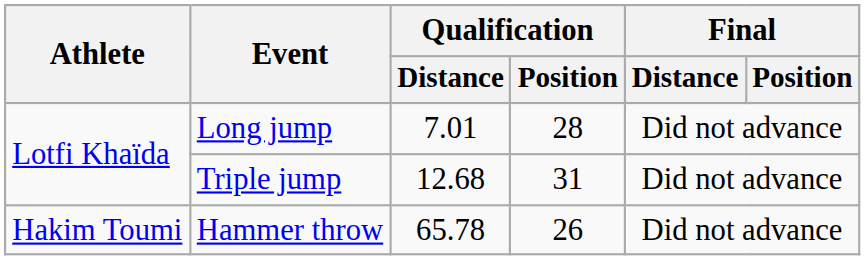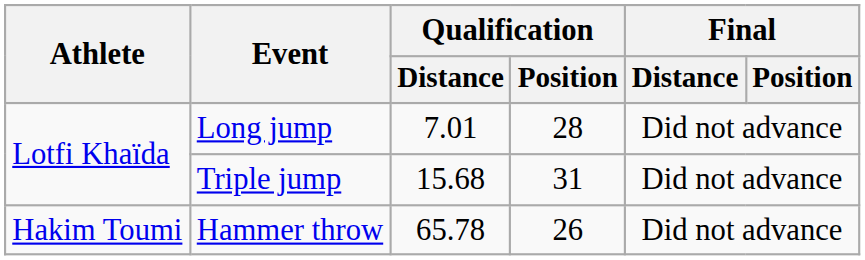(451, 179) 12.68 -> (451, 179) 15.68
